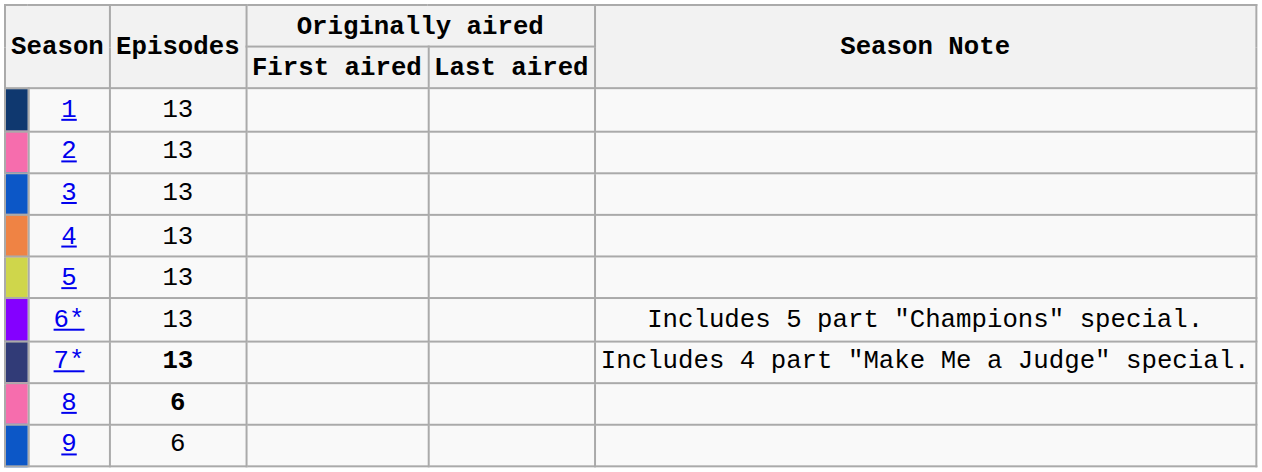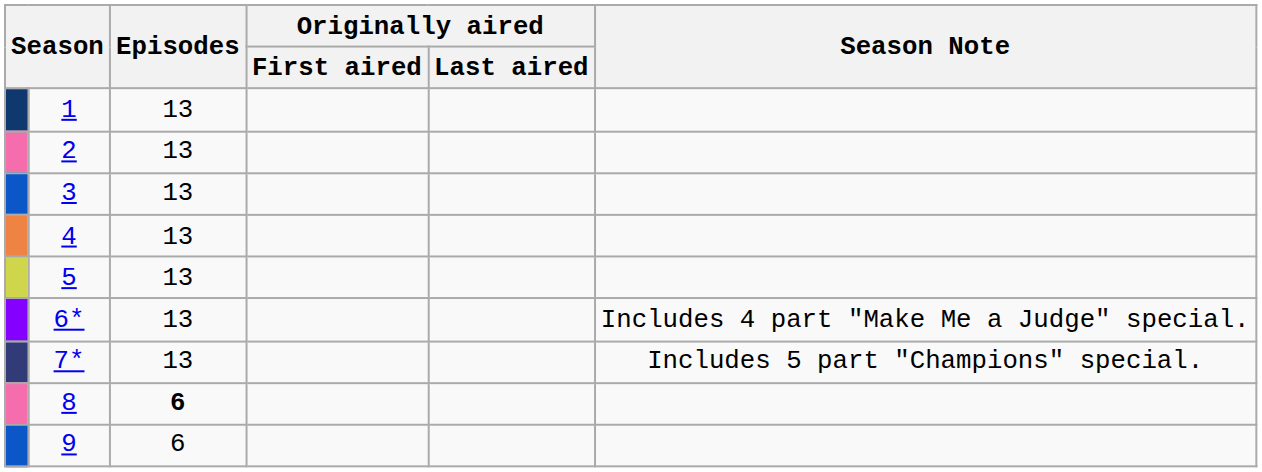(925, 320) Includes 5 part "Champions" special. -> (925, 320) Includes 4 part "Make Me a Judge" special.
(178, 362) bold -> (178, 362) normal
(925, 362) Includes 4 part "Make Me a Judge" special. -> (925, 362) Includes 5 part "Champions" special.
